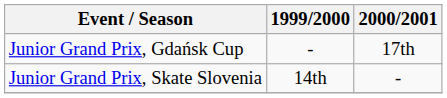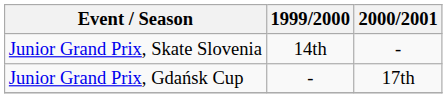rows swapped: (135, 78) <-> (126, 48)
